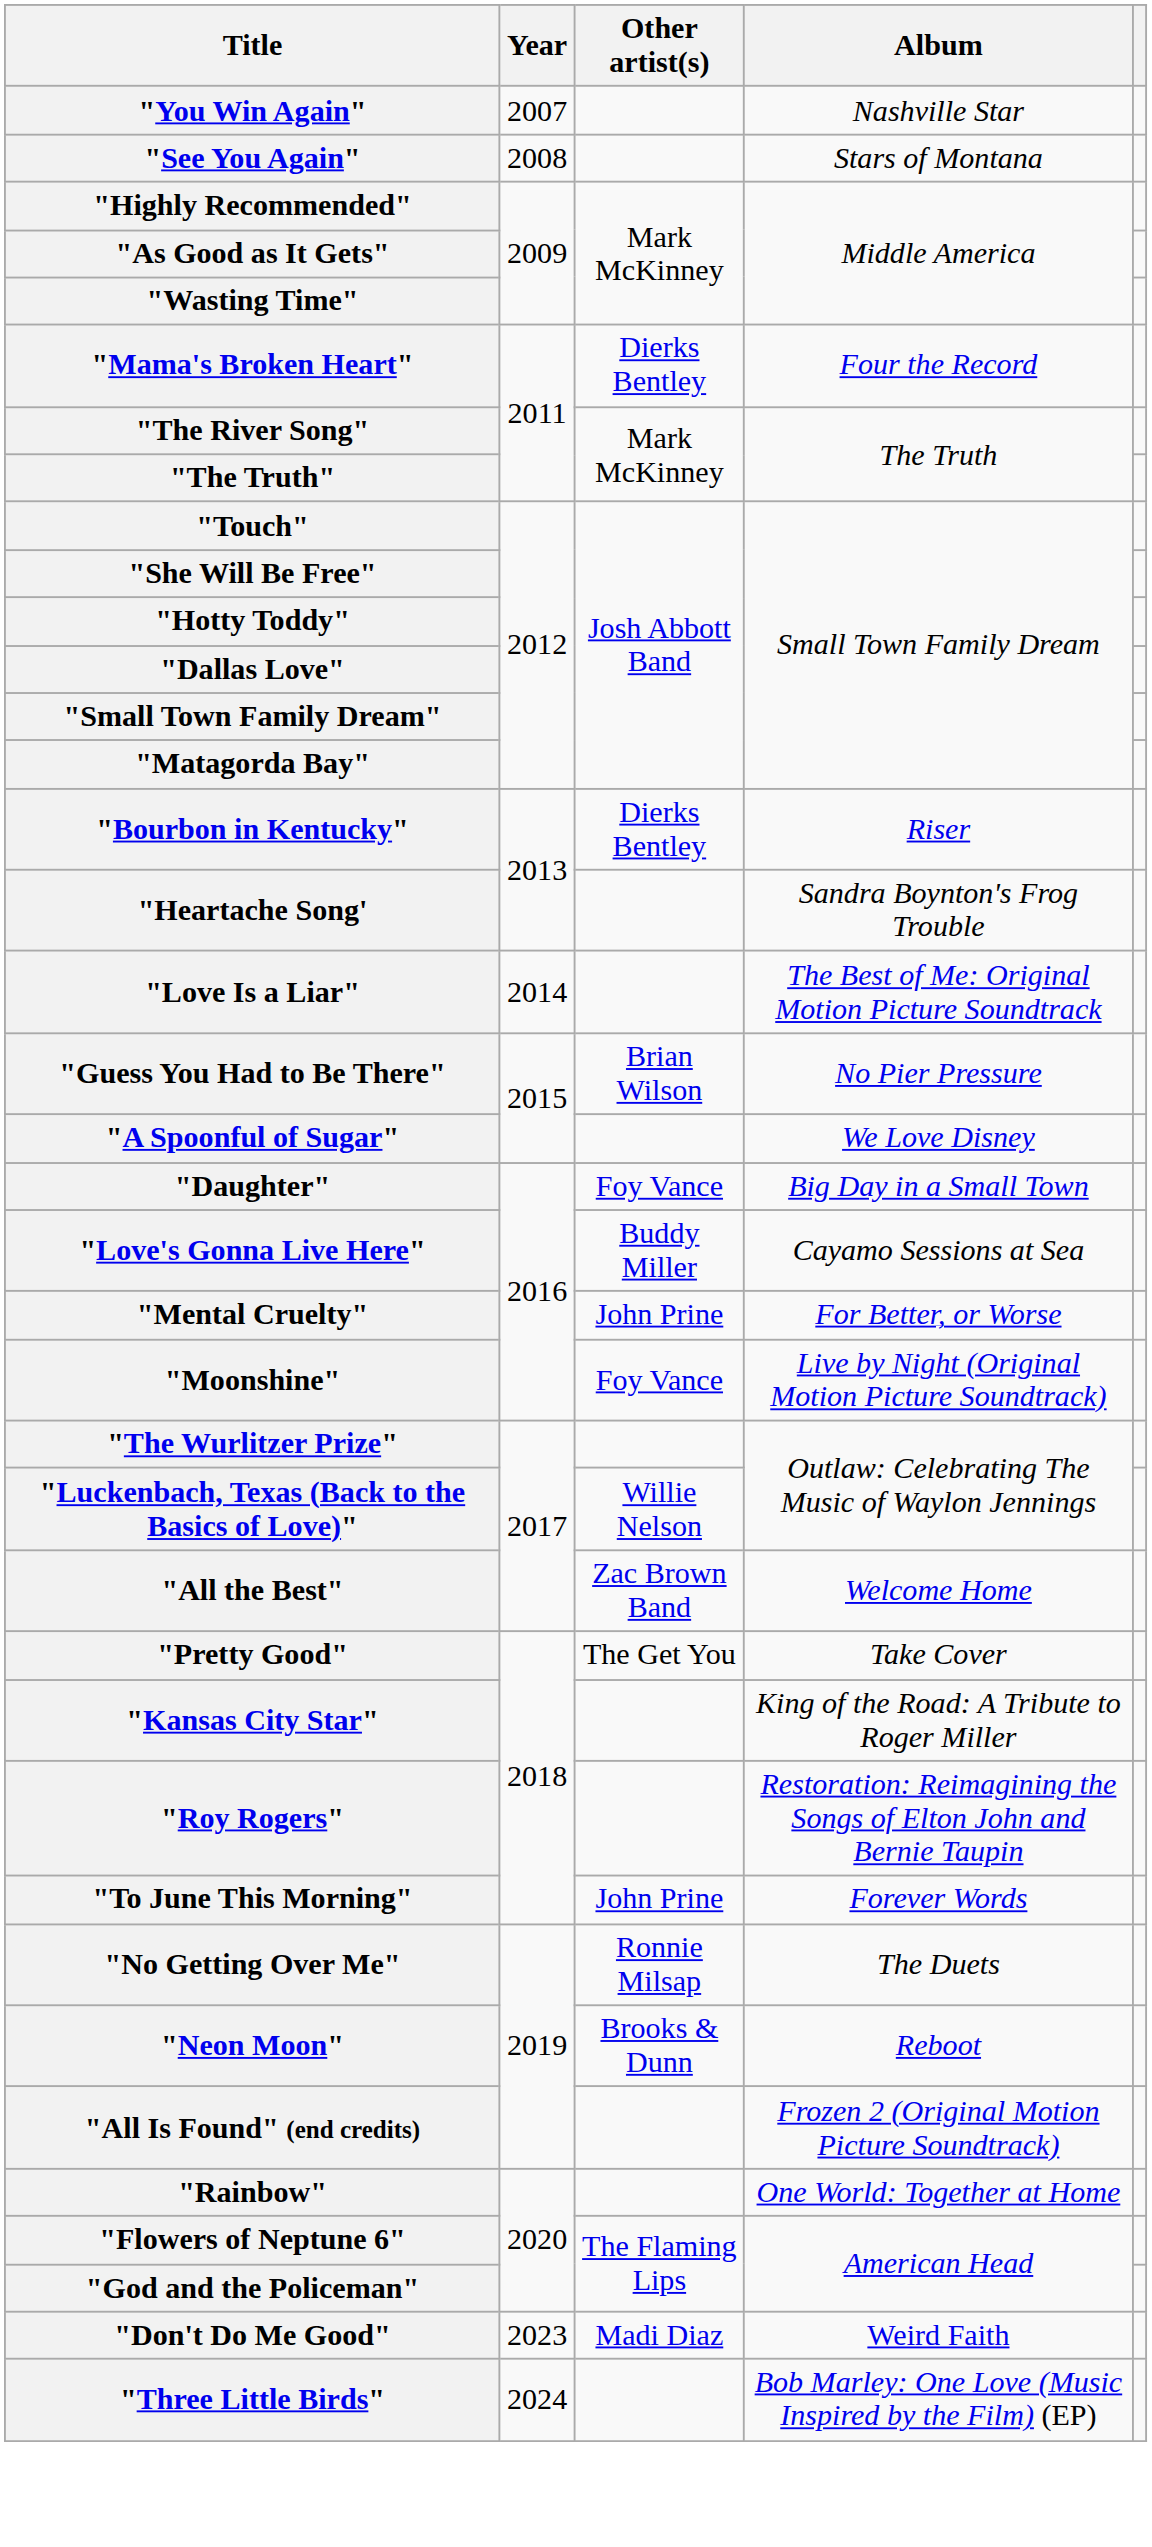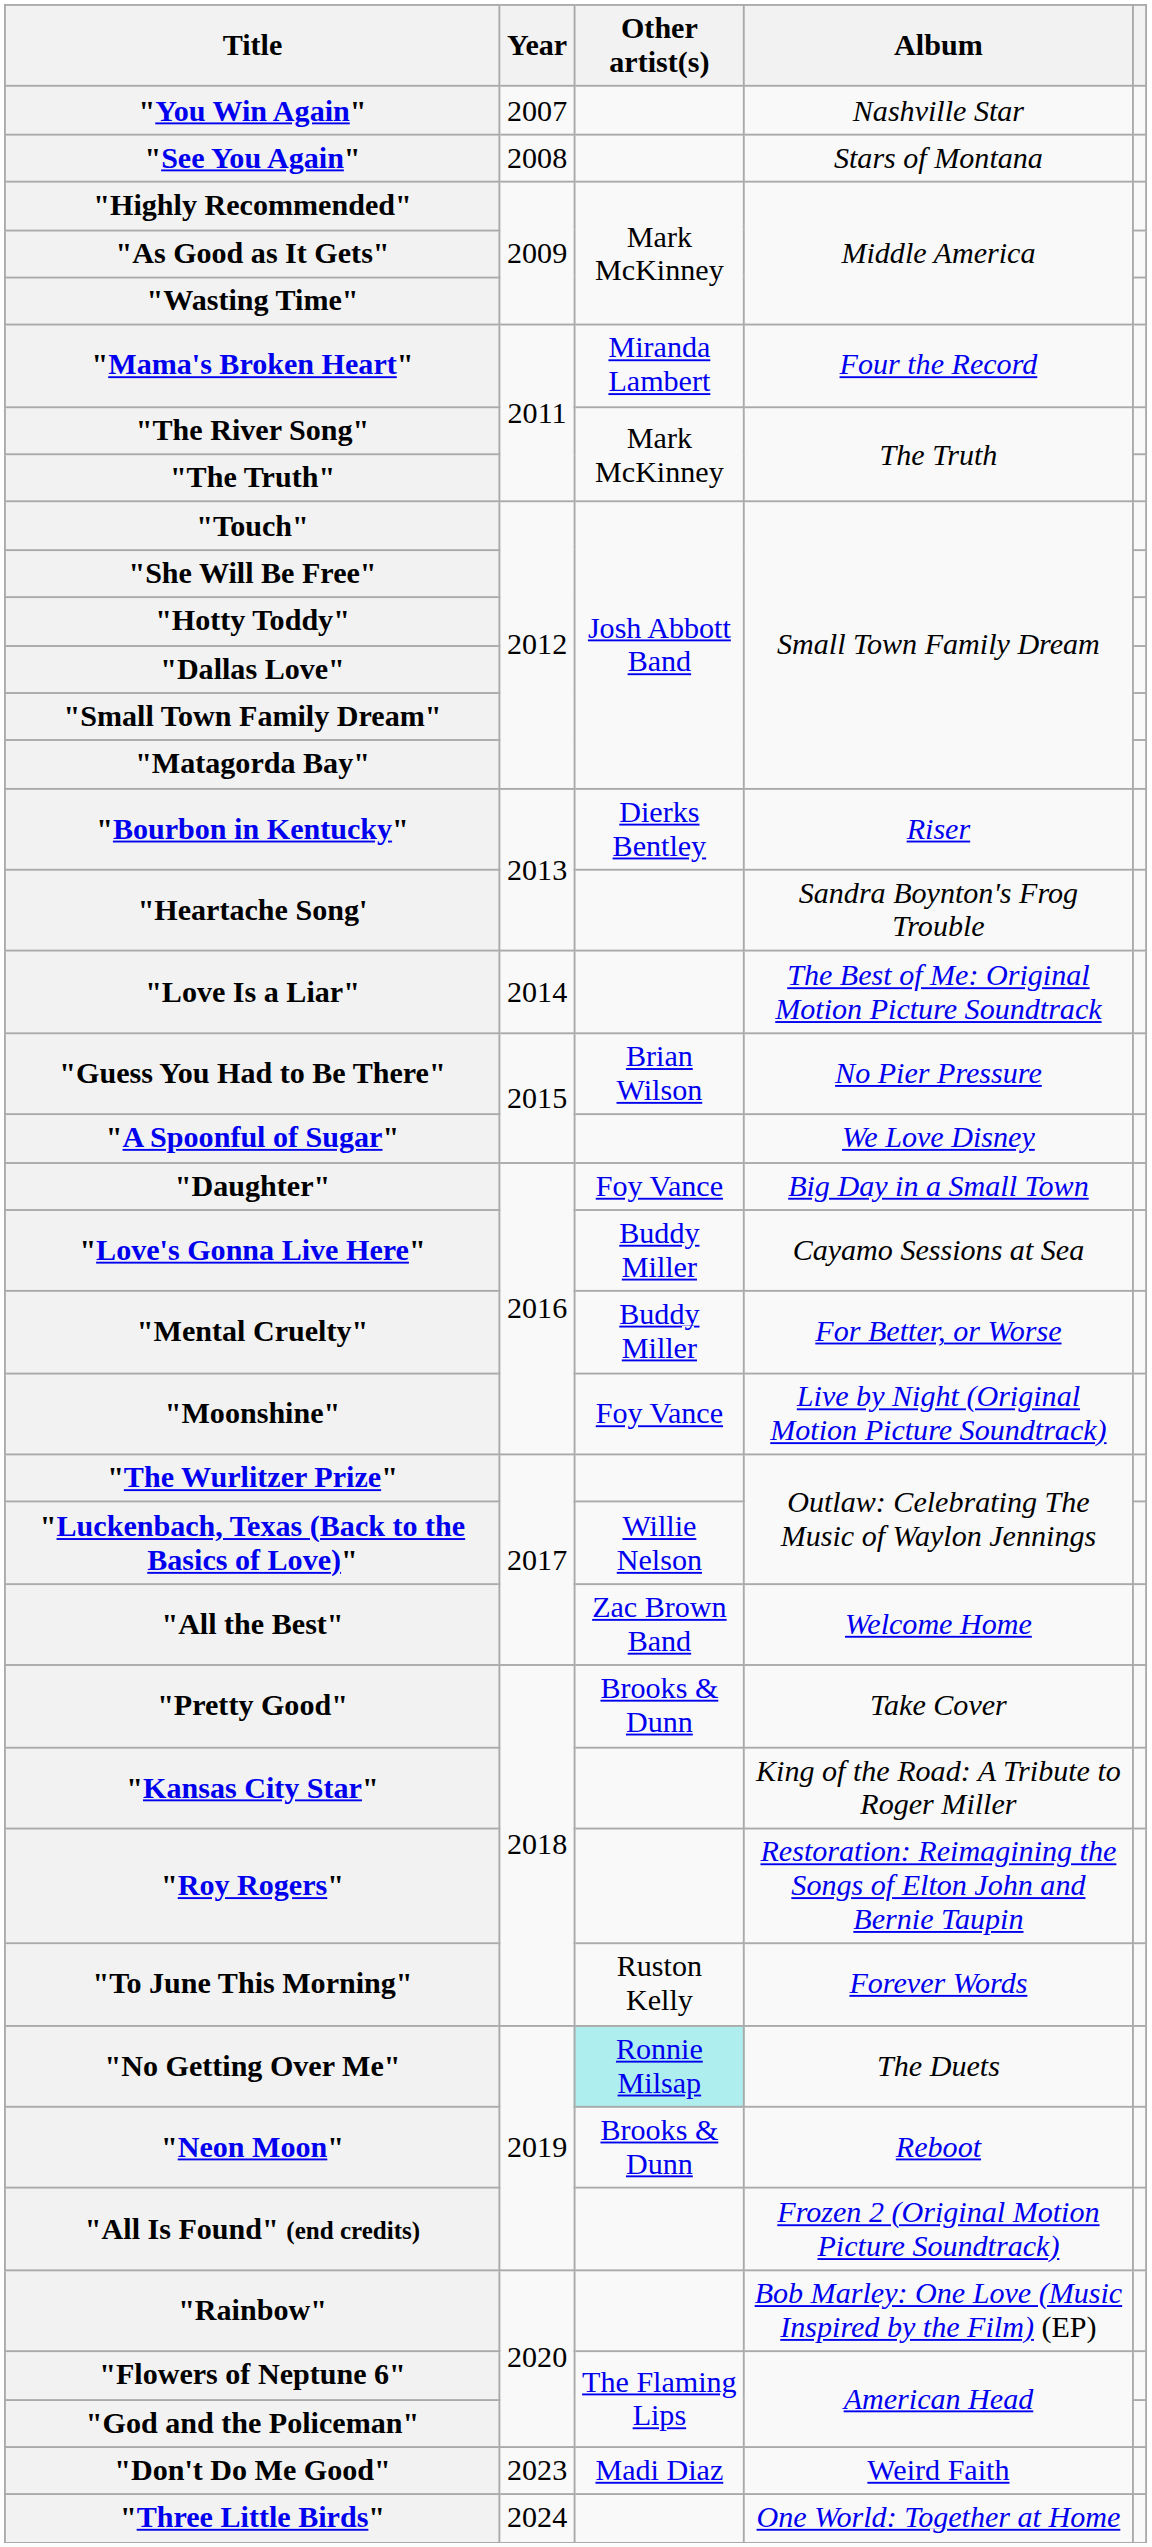(659, 365) Dierks Bentley -> (659, 365) Miranda Lambert
(659, 1314) John Prine -> (659, 1331) Buddy Miller
(659, 1654) The Get You -> (659, 1705) Brooks & Dunn
(659, 1899) John Prine -> (659, 1984) Ruston Kelly
(659, 1964) no background -> (659, 2065) paleturquoise background
(938, 2191) One World: Together at Home -> (938, 2310) Bob Marley: One Love (Music Inspired by the Film) (EP)
(938, 2399) Bob Marley: One Love (Music Inspired by the Film) (EP) -> (938, 2517) One World: Together at Home
